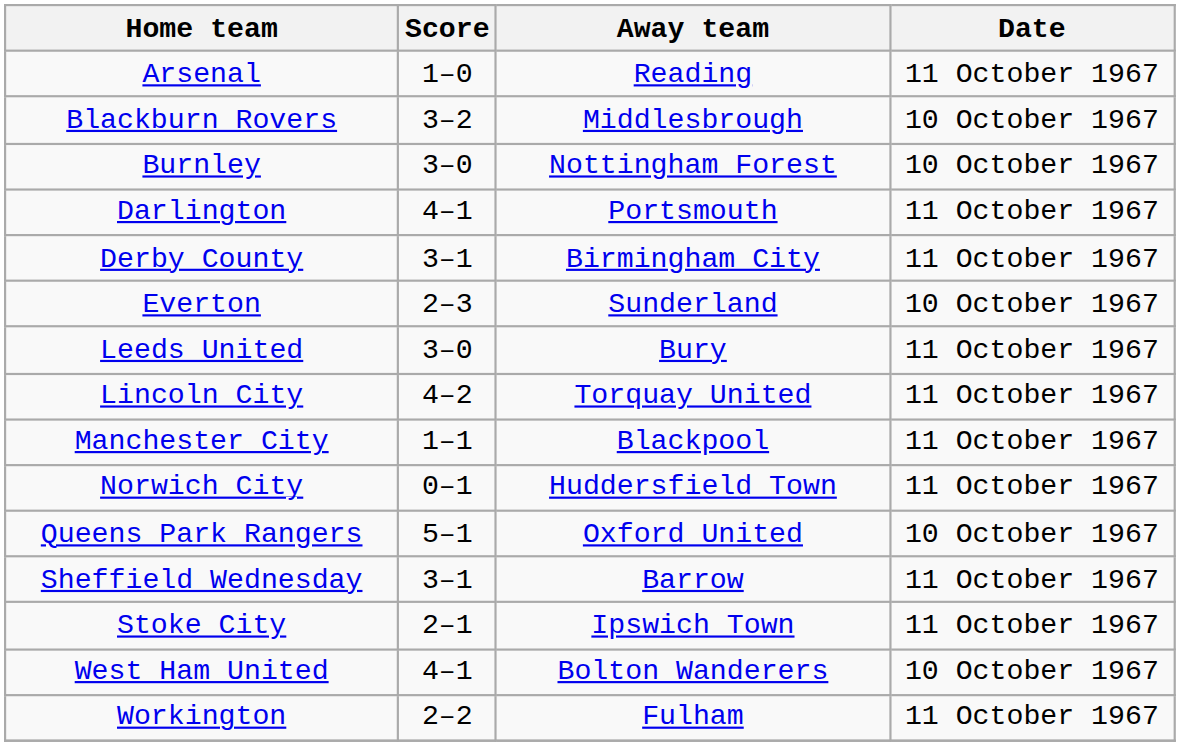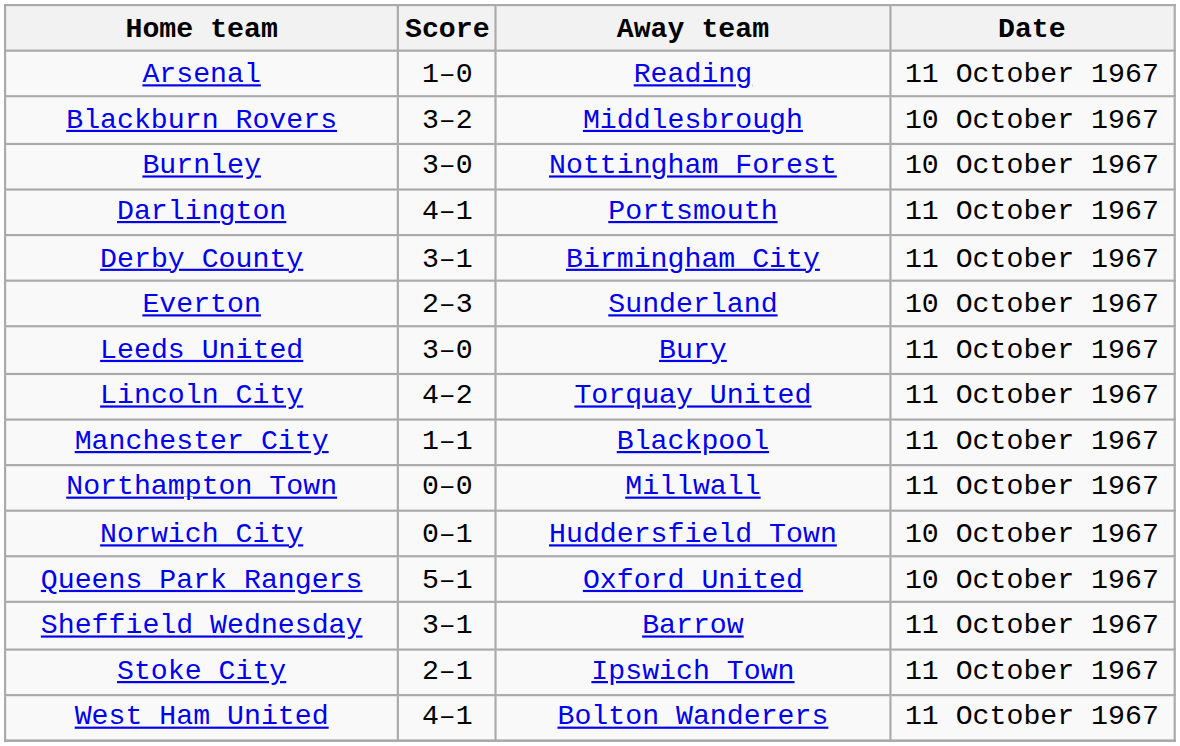+ row: (202, 488)
(1032, 488) 11 October 1967 -> (1032, 534) 10 October 1967
(1032, 672) 10 October 1967 -> (1032, 718) 11 October 1967
- row: (202, 718)
